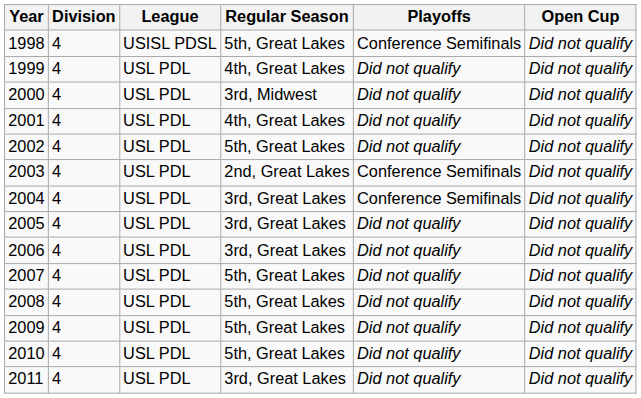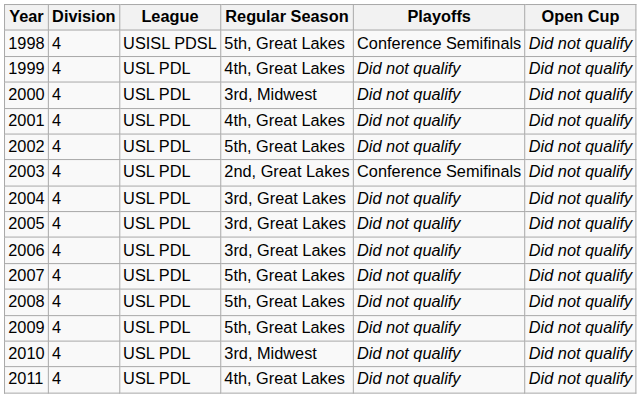(439, 198) Conference Semifinals -> (409, 198) Did not qualify
(285, 353) 5th, Great Lakes -> (271, 353) 3rd, Midwest
(285, 379) 3rd, Great Lakes -> (285, 379) 4th, Great Lakes
